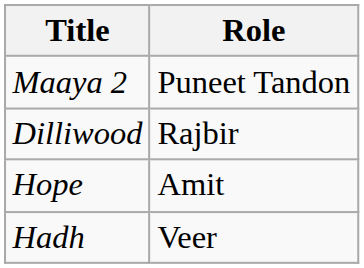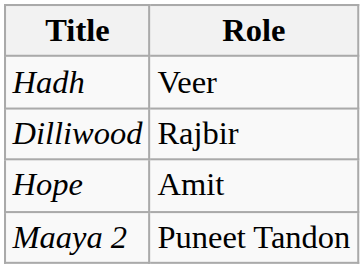rows swapped: (49, 236) <-> (70, 81)
